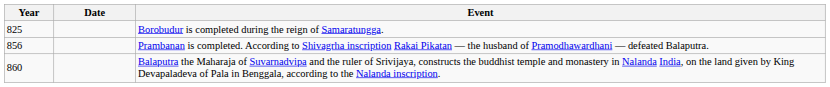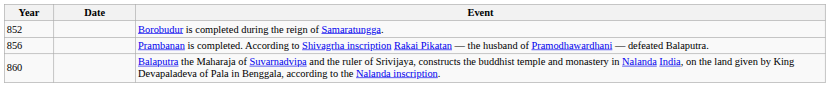(15, 29) 825 -> (15, 29) 852
